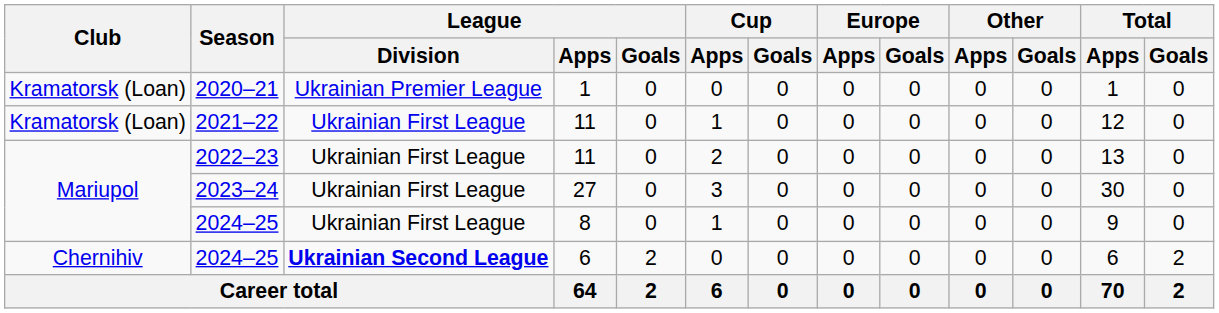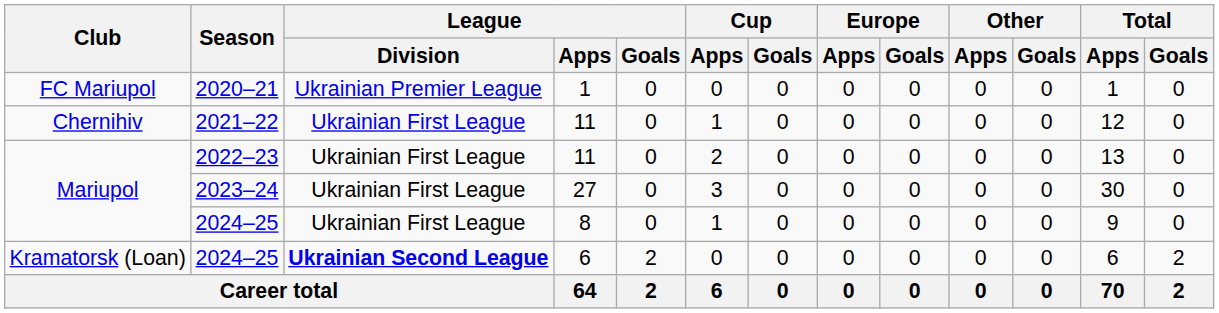(98, 88) Kramatorsk (Loan) -> (98, 88) FC Mariupol
(98, 122) Kramatorsk (Loan) -> (98, 122) Chernihiv
(98, 257) Chernihiv -> (98, 257) Kramatorsk (Loan)
